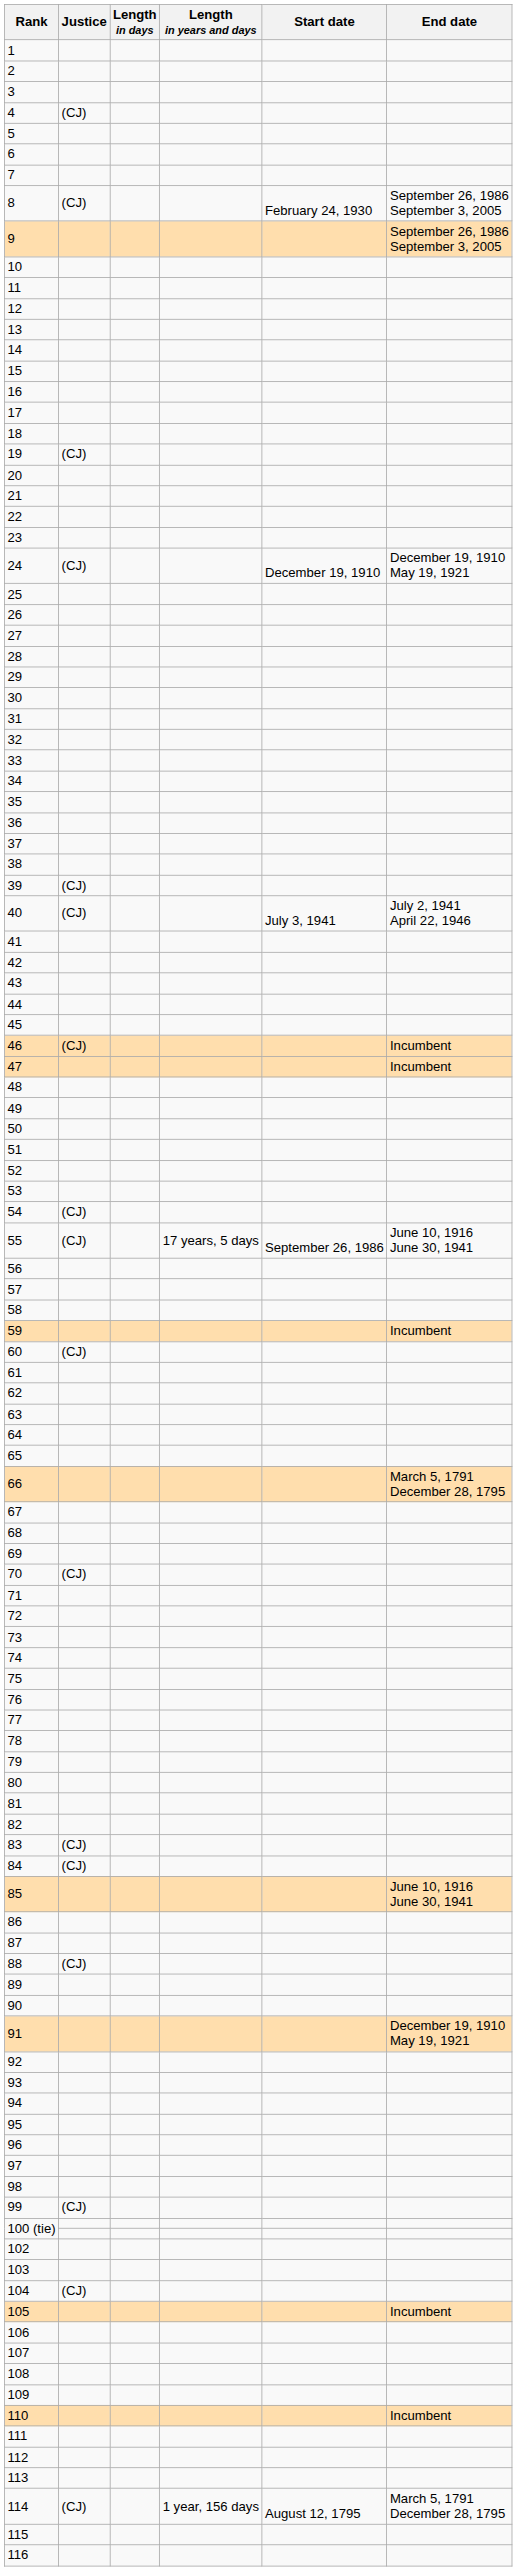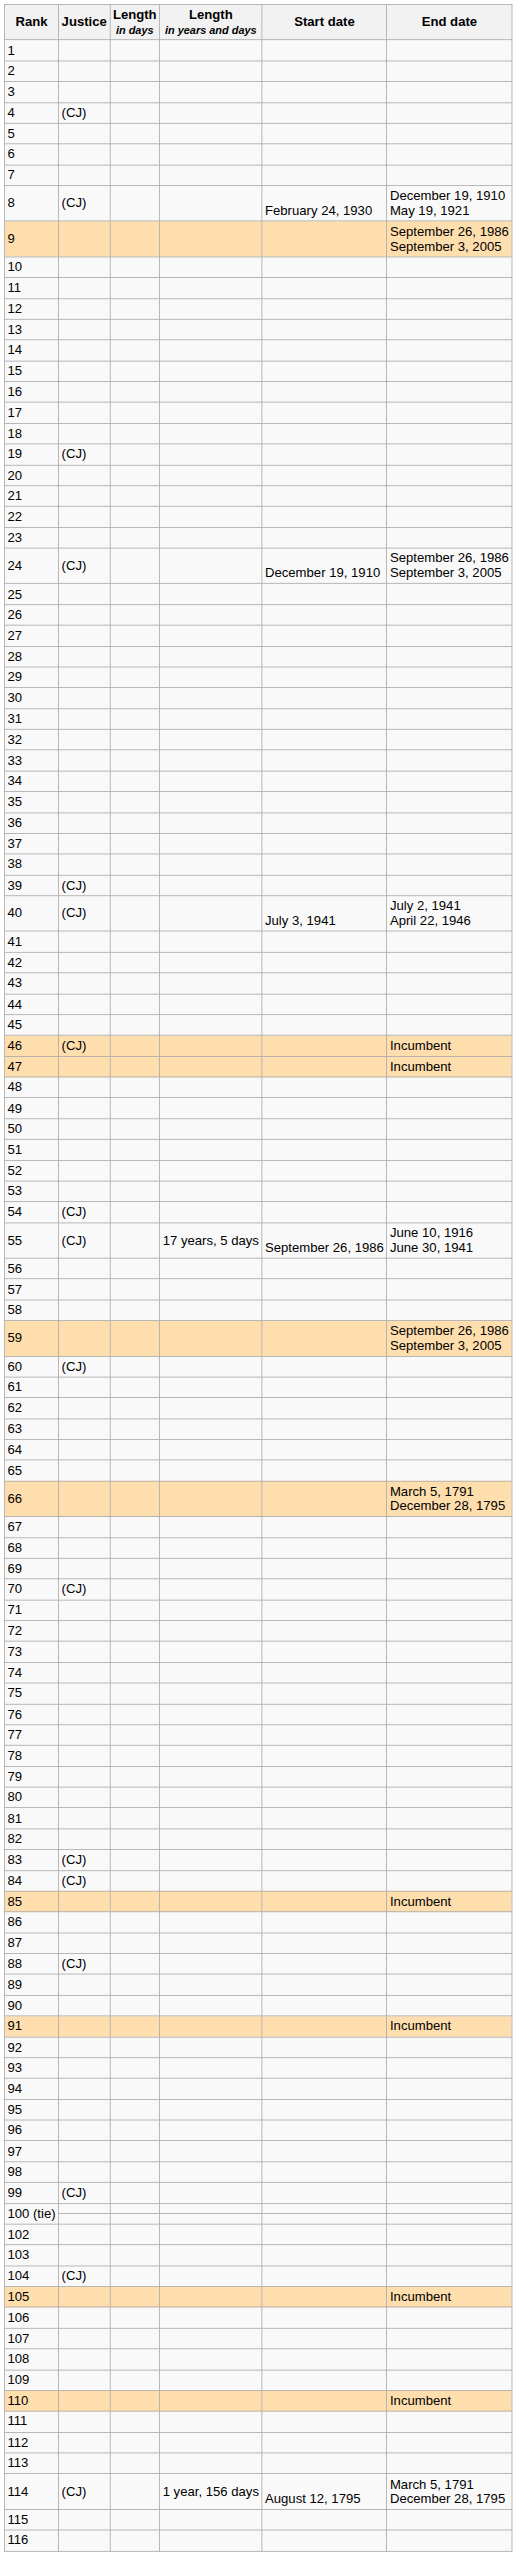(449, 203) September 26, 1986 September 3, 2005 -> (448, 203) December 19, 1910 May 19, 1921
(448, 565) December 19, 1910 May 19, 1921 -> (449, 565) September 26, 1986 September 3, 2005
(421, 1331) Incumbent -> (449, 1338) September 26, 1986 September 3, 2005
(432, 1894) June 10, 1916 June 30, 1941 -> (421, 1901) Incumbent
(448, 2033) December 19, 1910 May 19, 1921 -> (421, 2026) Incumbent
